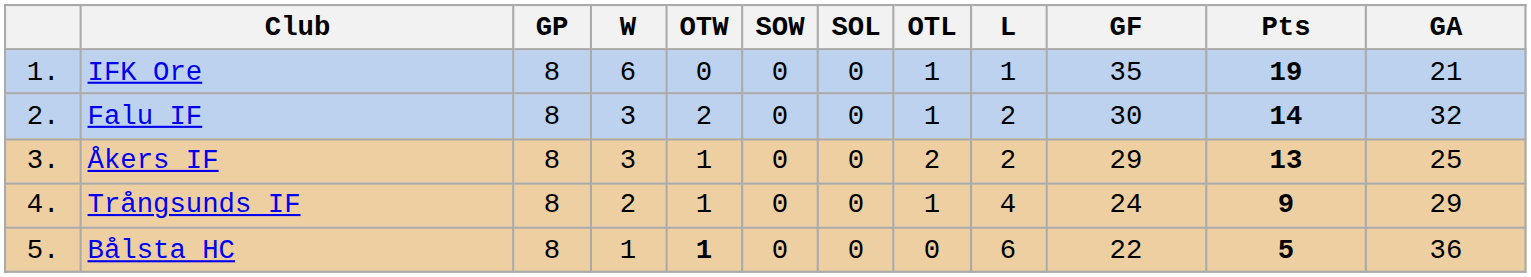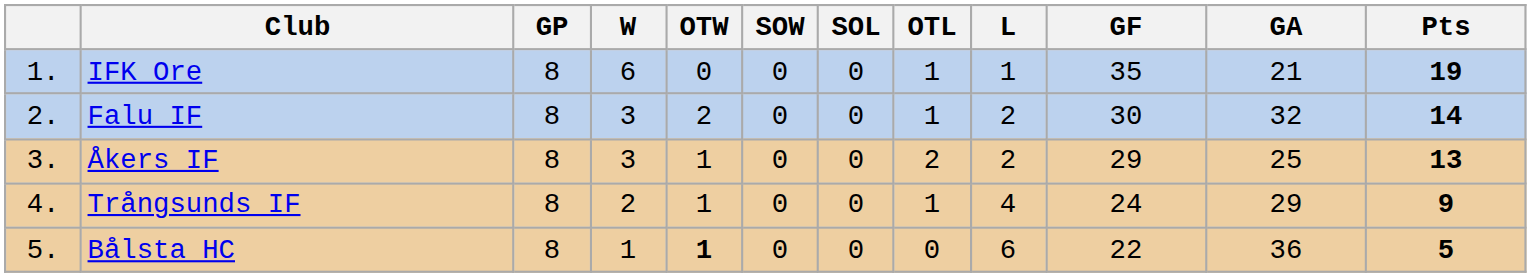columns swapped: (1446, 27) <-> (1286, 27)
